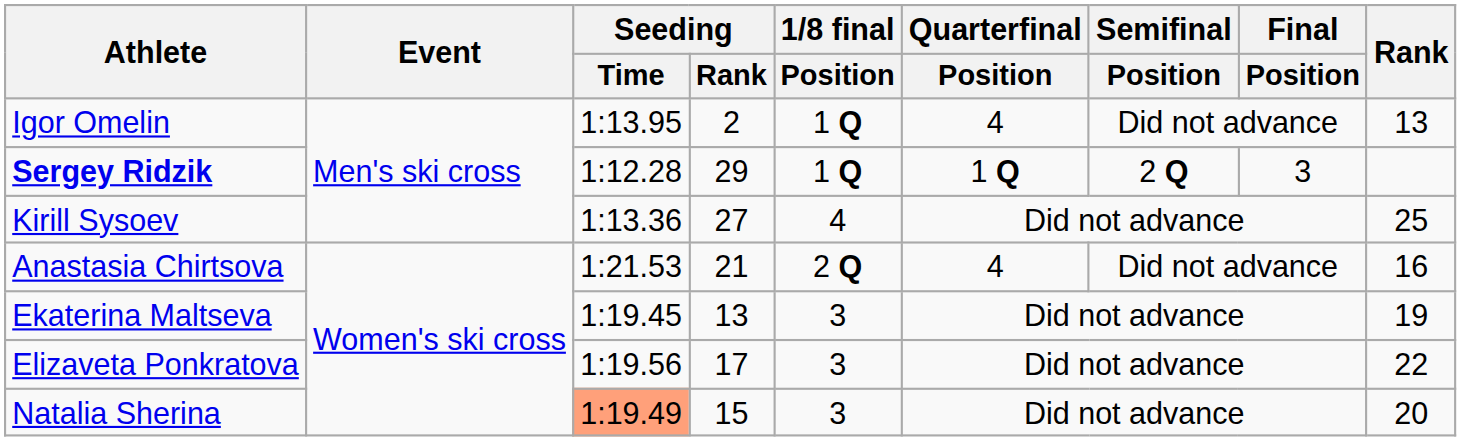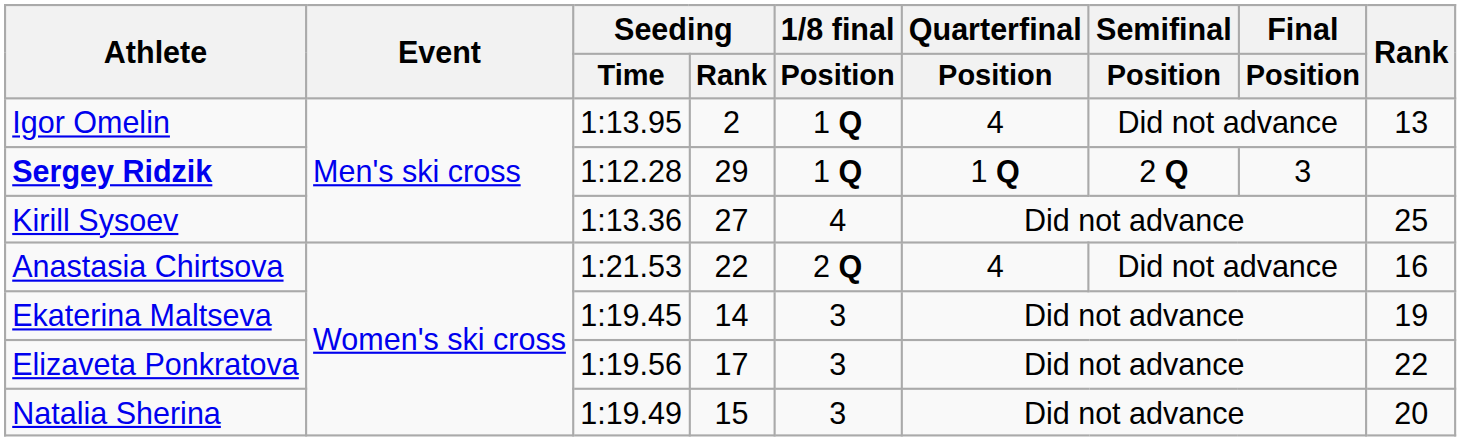(731, 268) 21 -> (731, 268) 22
(731, 316) 13 -> (731, 316) 14
(631, 413) lightsalmon background -> (631, 413) no background
